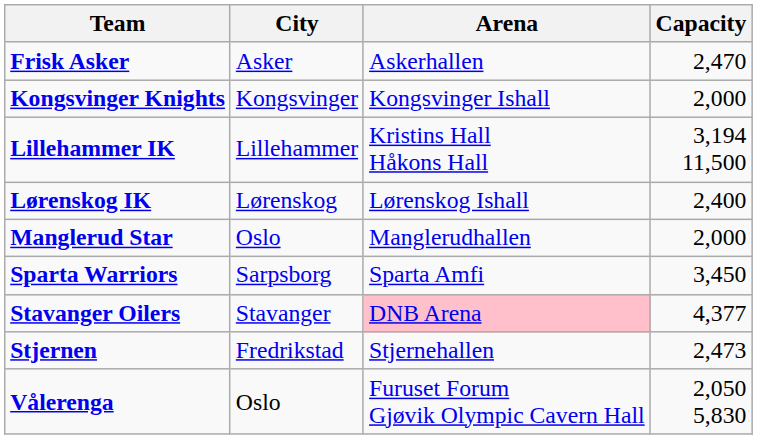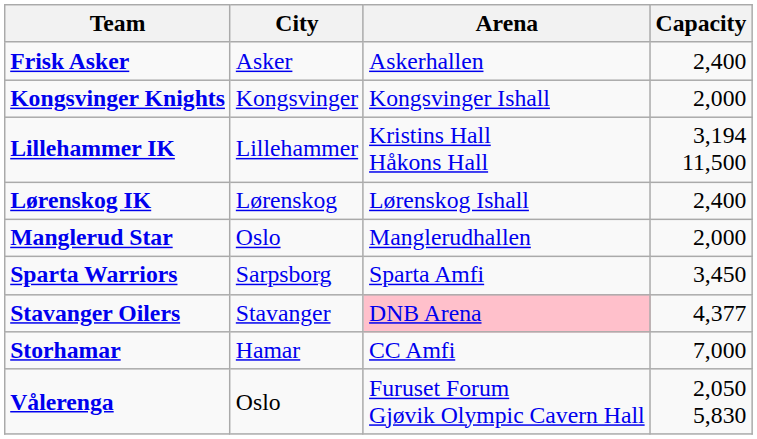(720, 60) 2,470 -> (720, 60) 2,400
- row: (54, 350)
+ row: (65, 350)
